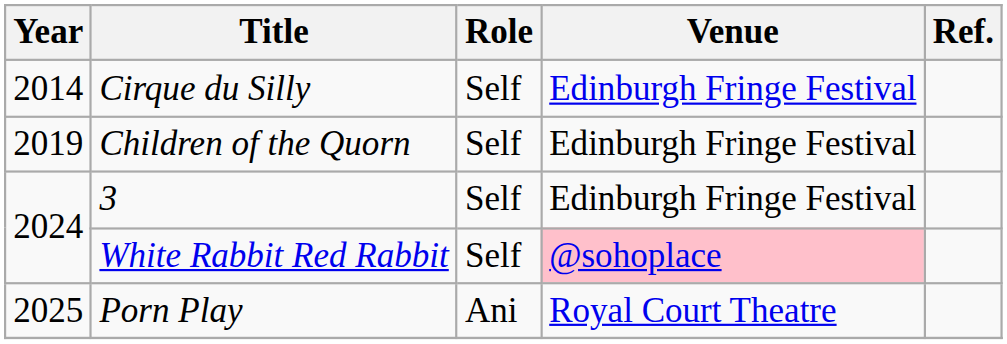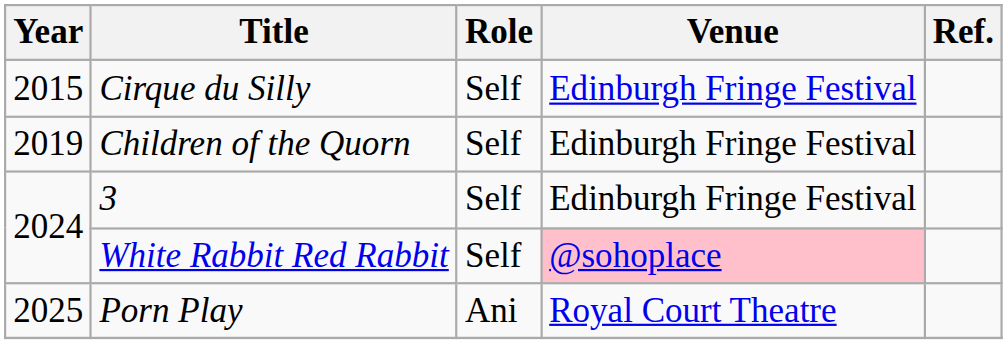(48, 87) 2014 -> (48, 87) 2015
